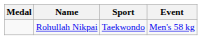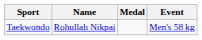columns swapped: (19, 12) <-> (123, 12)
